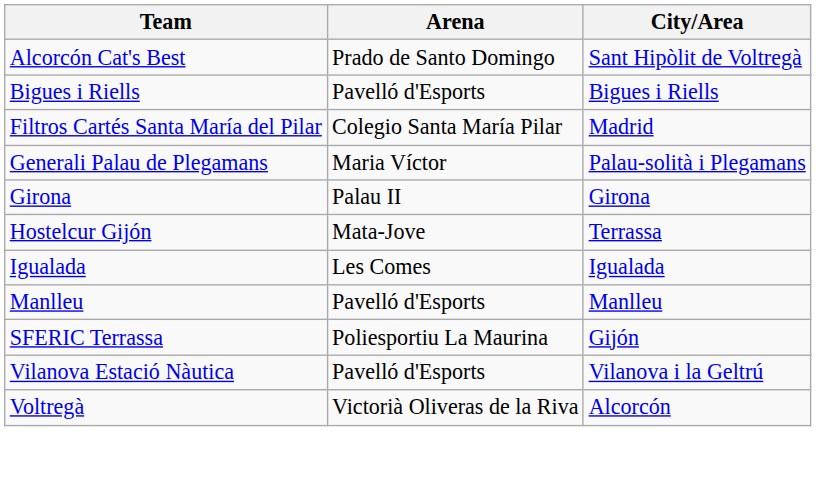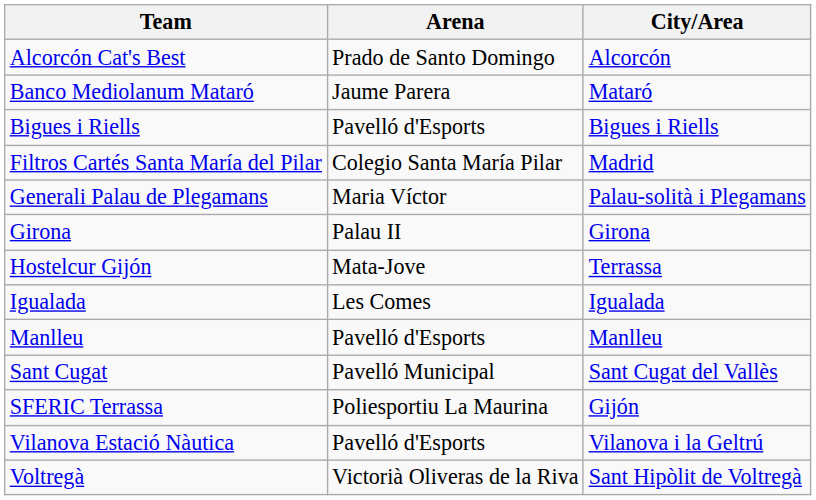(695, 57) Sant Hipòlit de Voltregà -> (630, 57) Alcorcón
+ row: (132, 92)
+ row: (59, 372)
(630, 407) Alcorcón -> (695, 477) Sant Hipòlit de Voltregà
